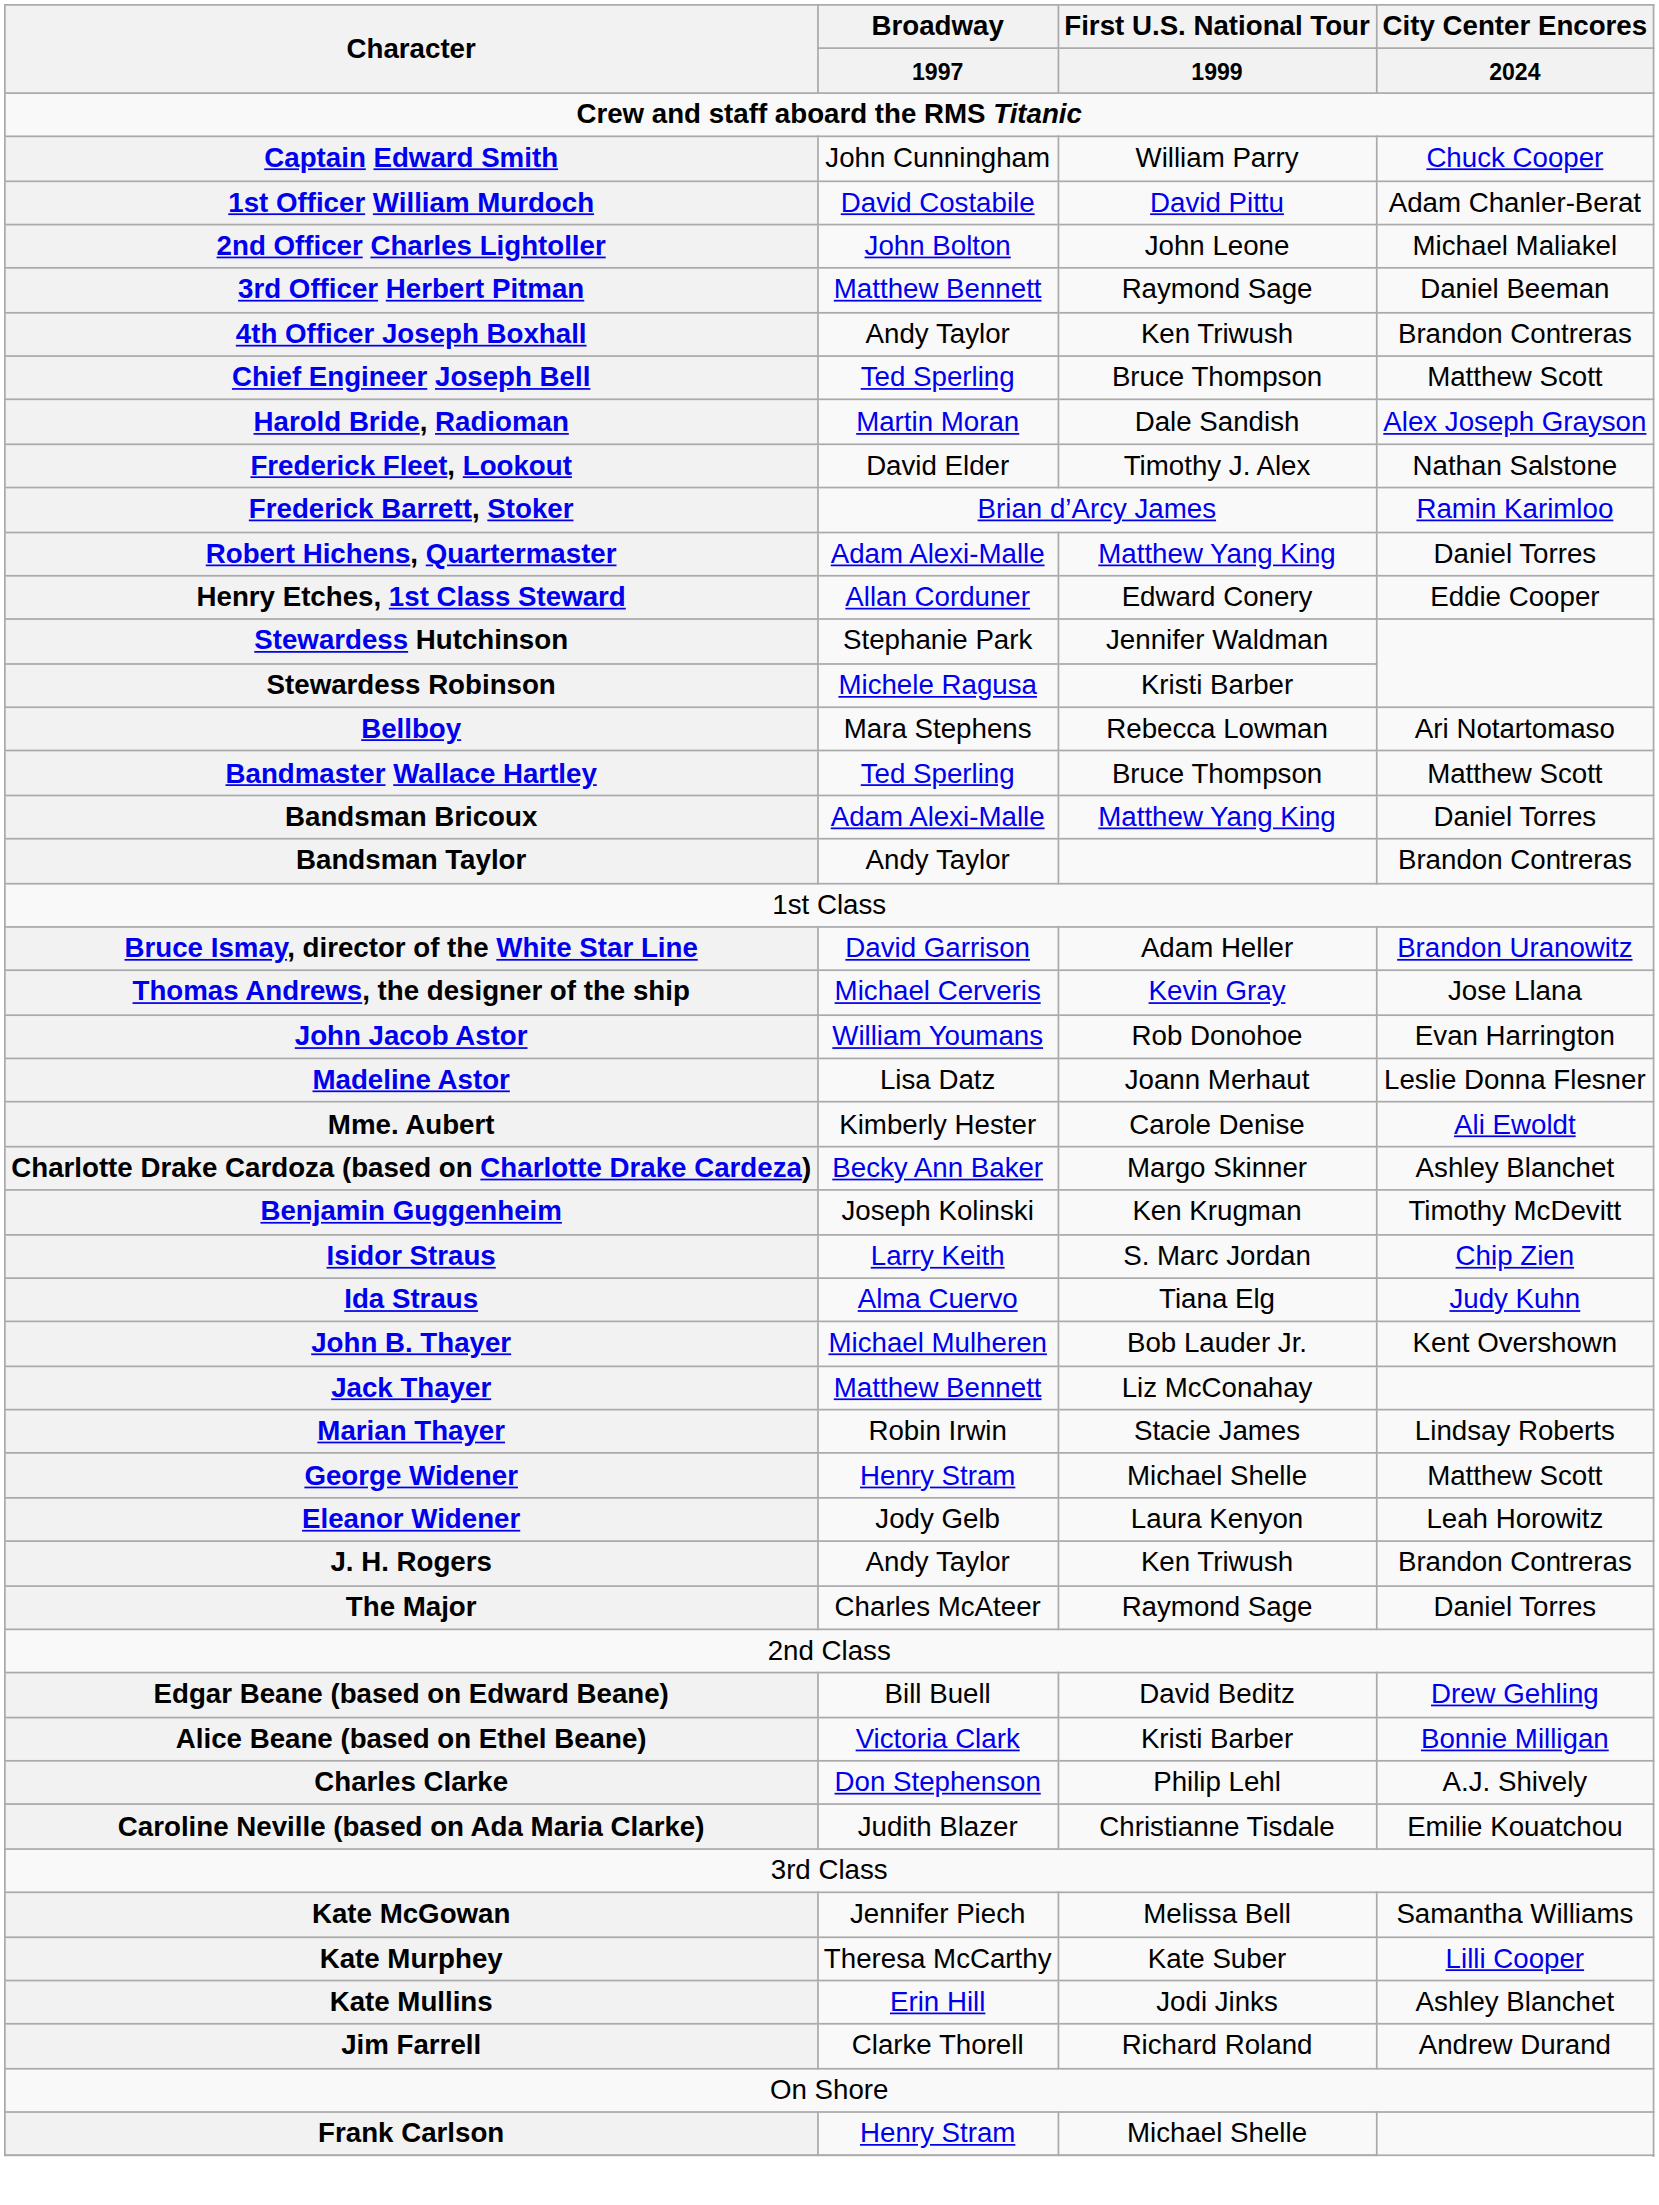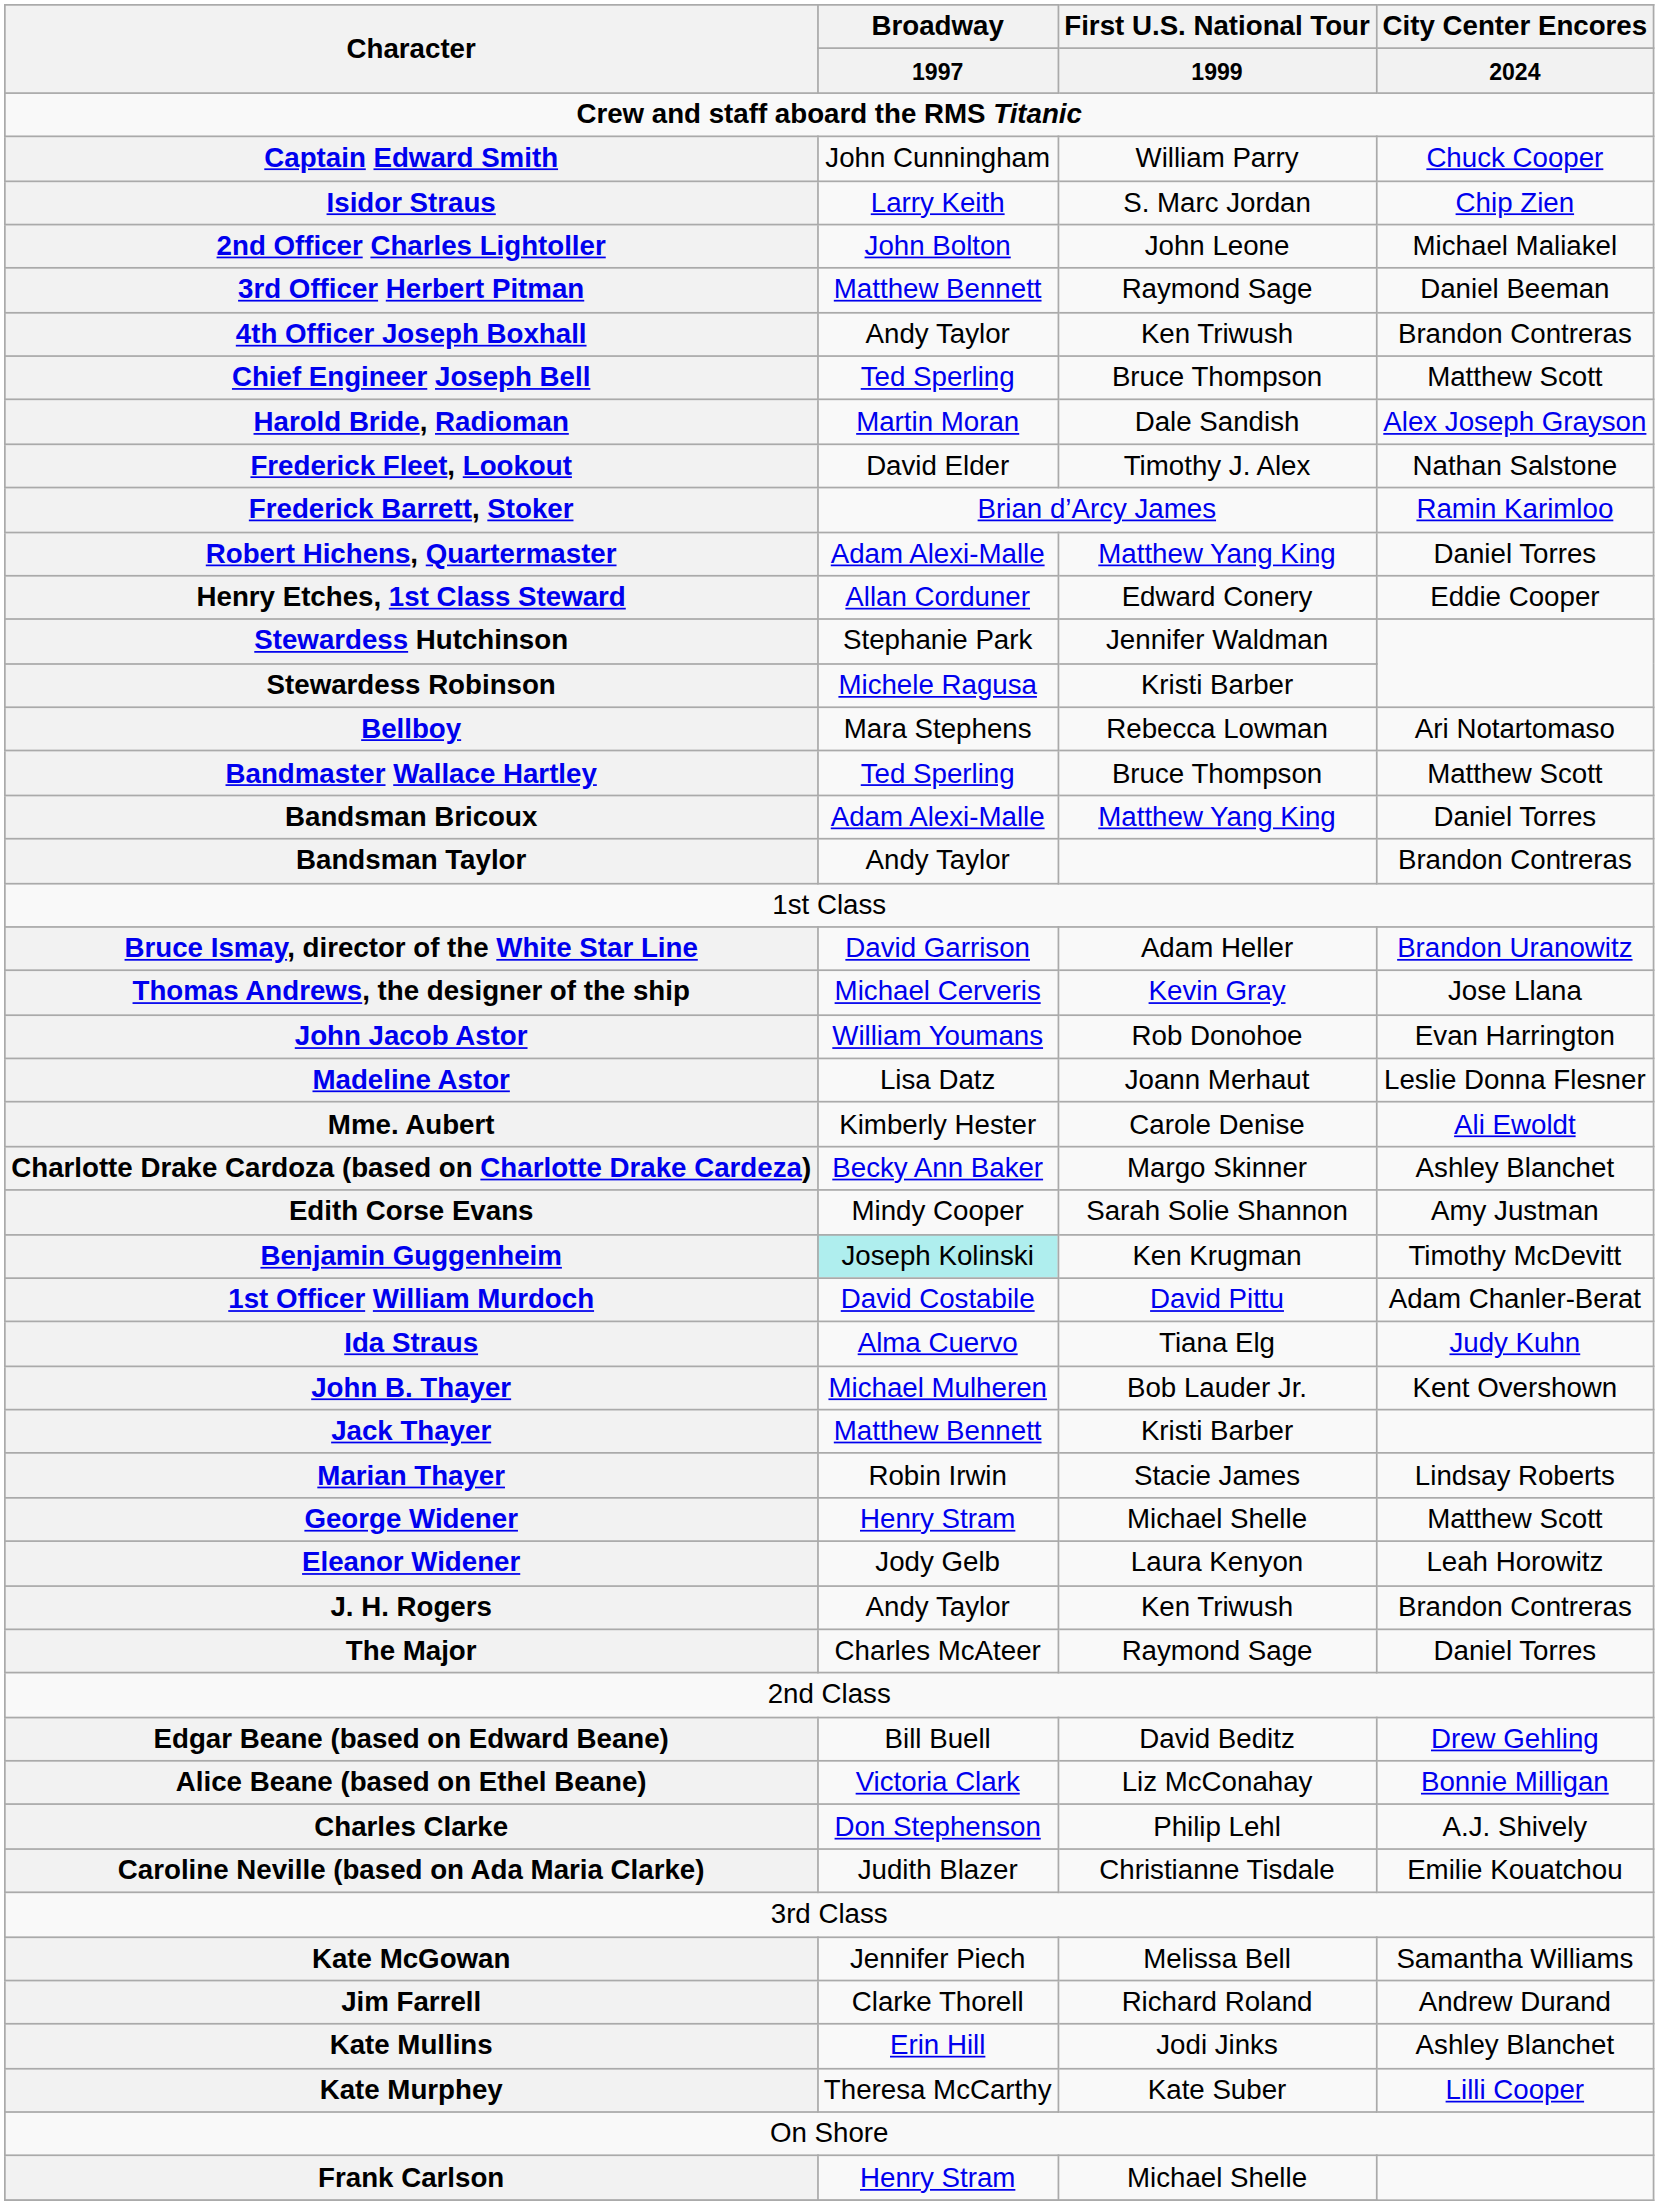rows swapped: (411, 202) <-> (411, 1255)
+ row: (411, 1211)
(938, 1211) no background -> (938, 1255) paleturquoise background
(1217, 1387) Liz McConahay -> (1217, 1431) Kristi Barber
(1217, 1738) Kristi Barber -> (1217, 1782) Liz McConahay
rows swapped: (411, 1957) <-> (411, 2045)
